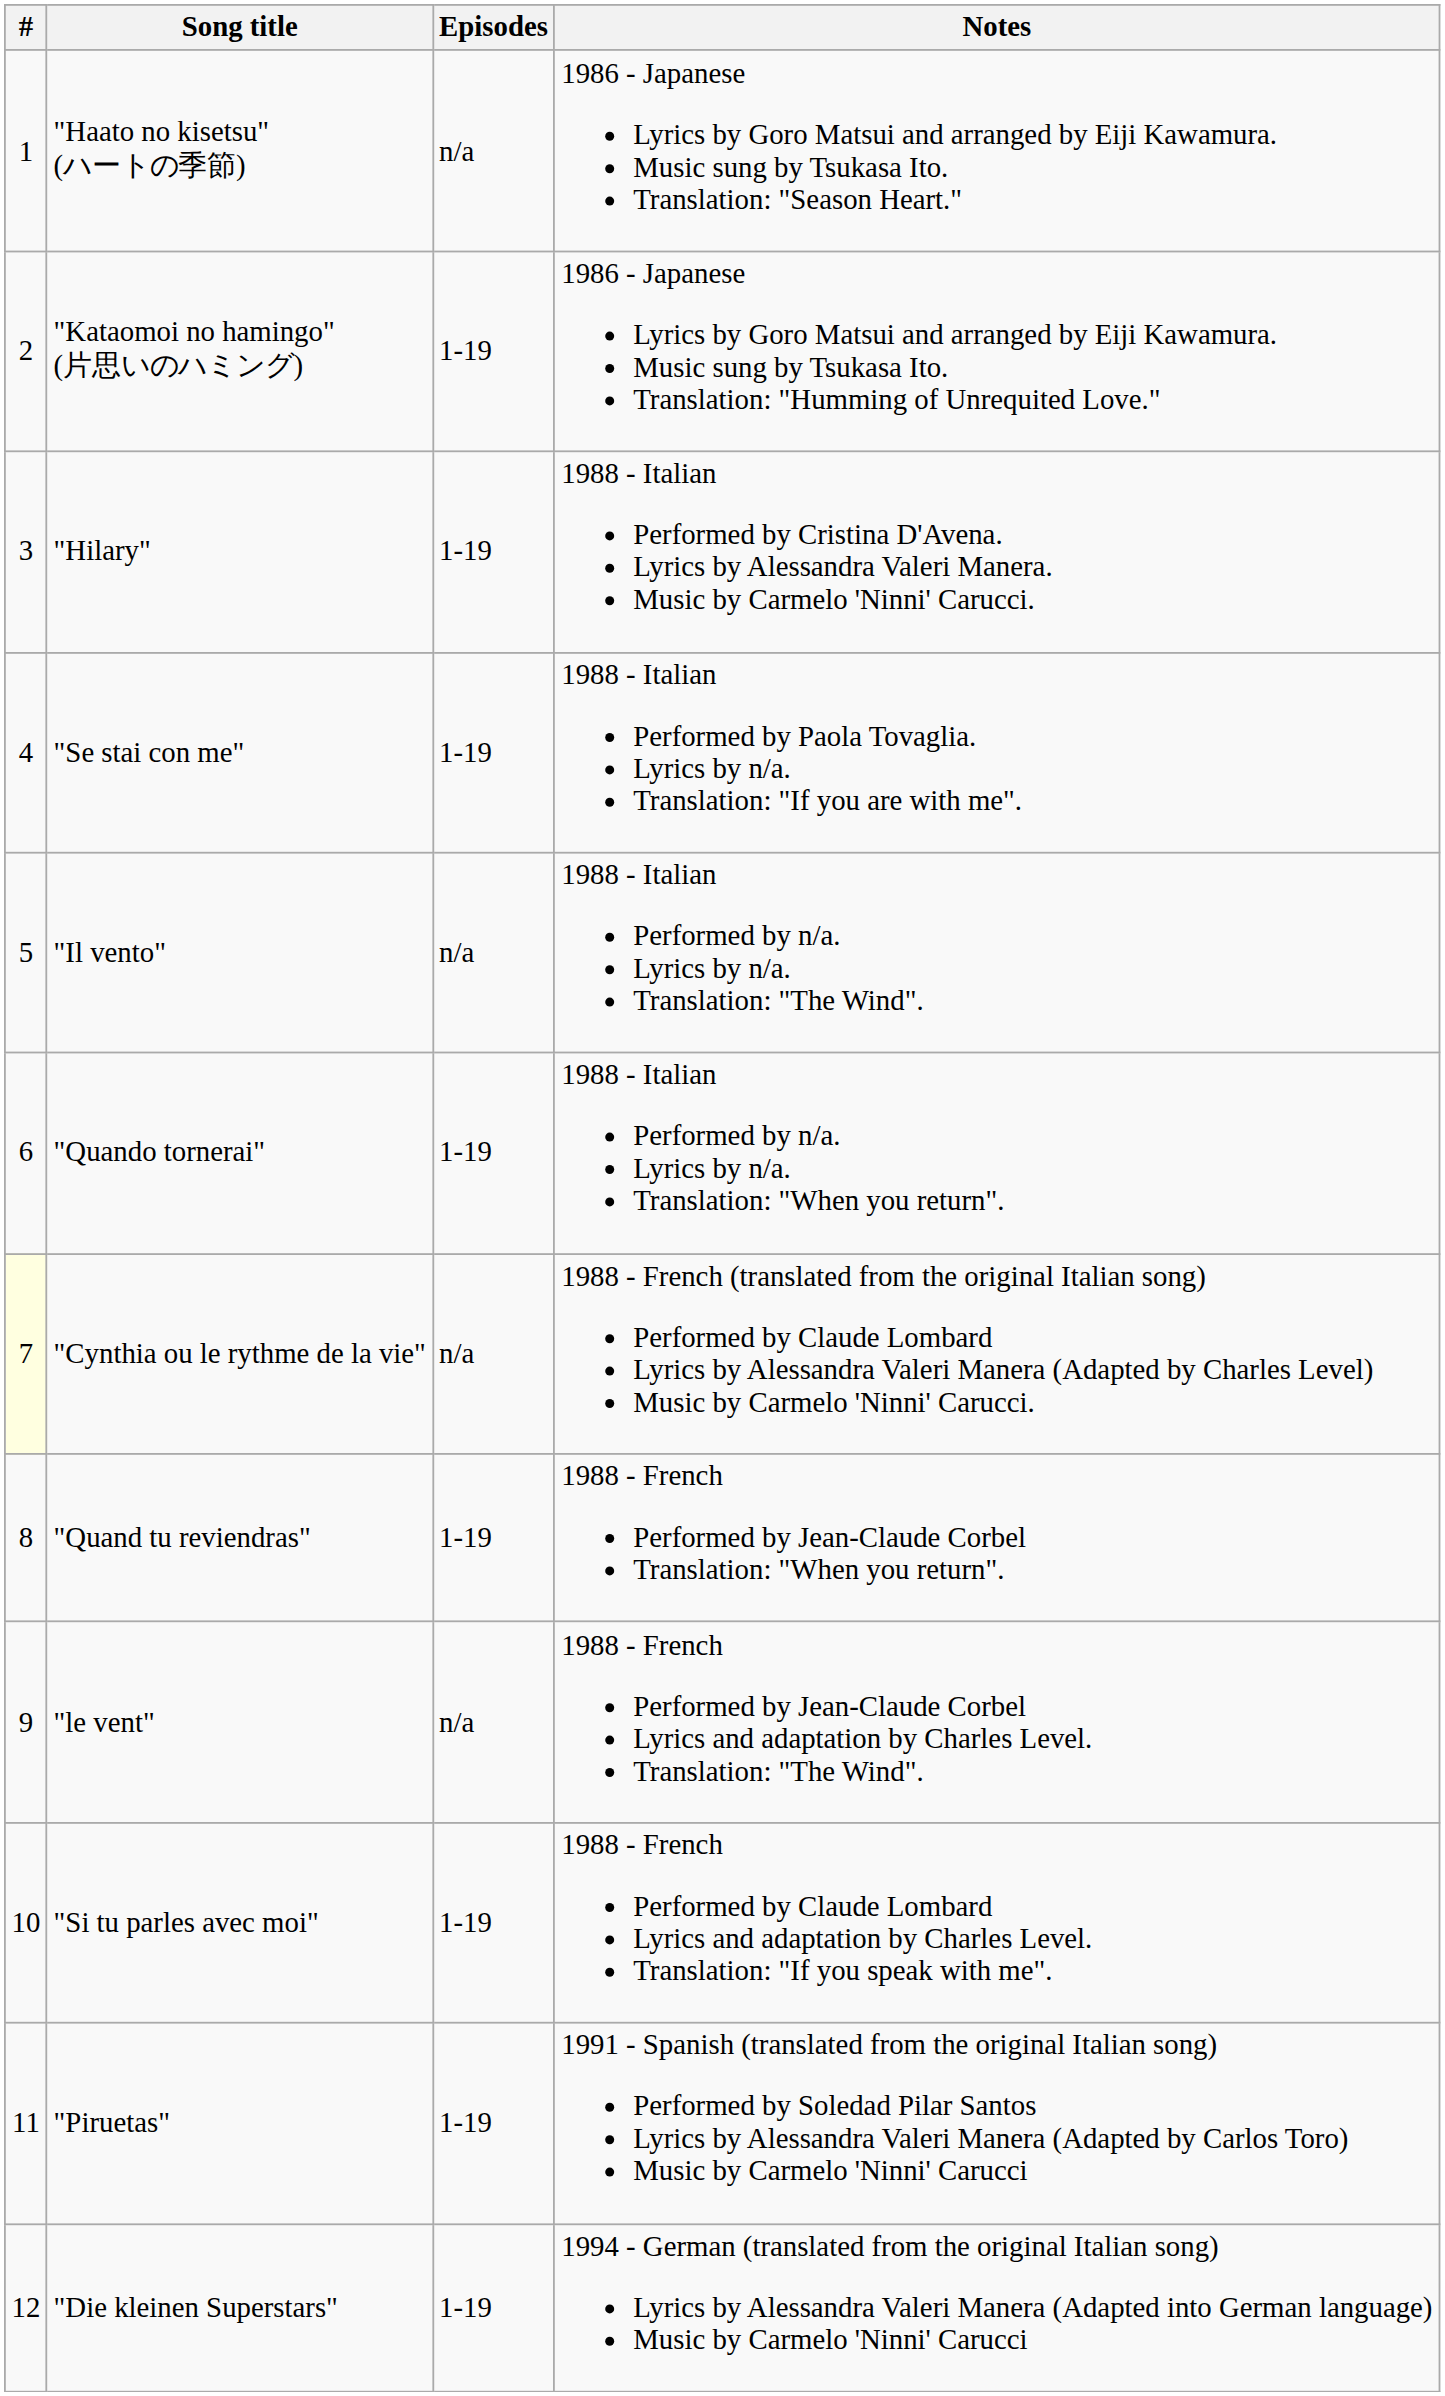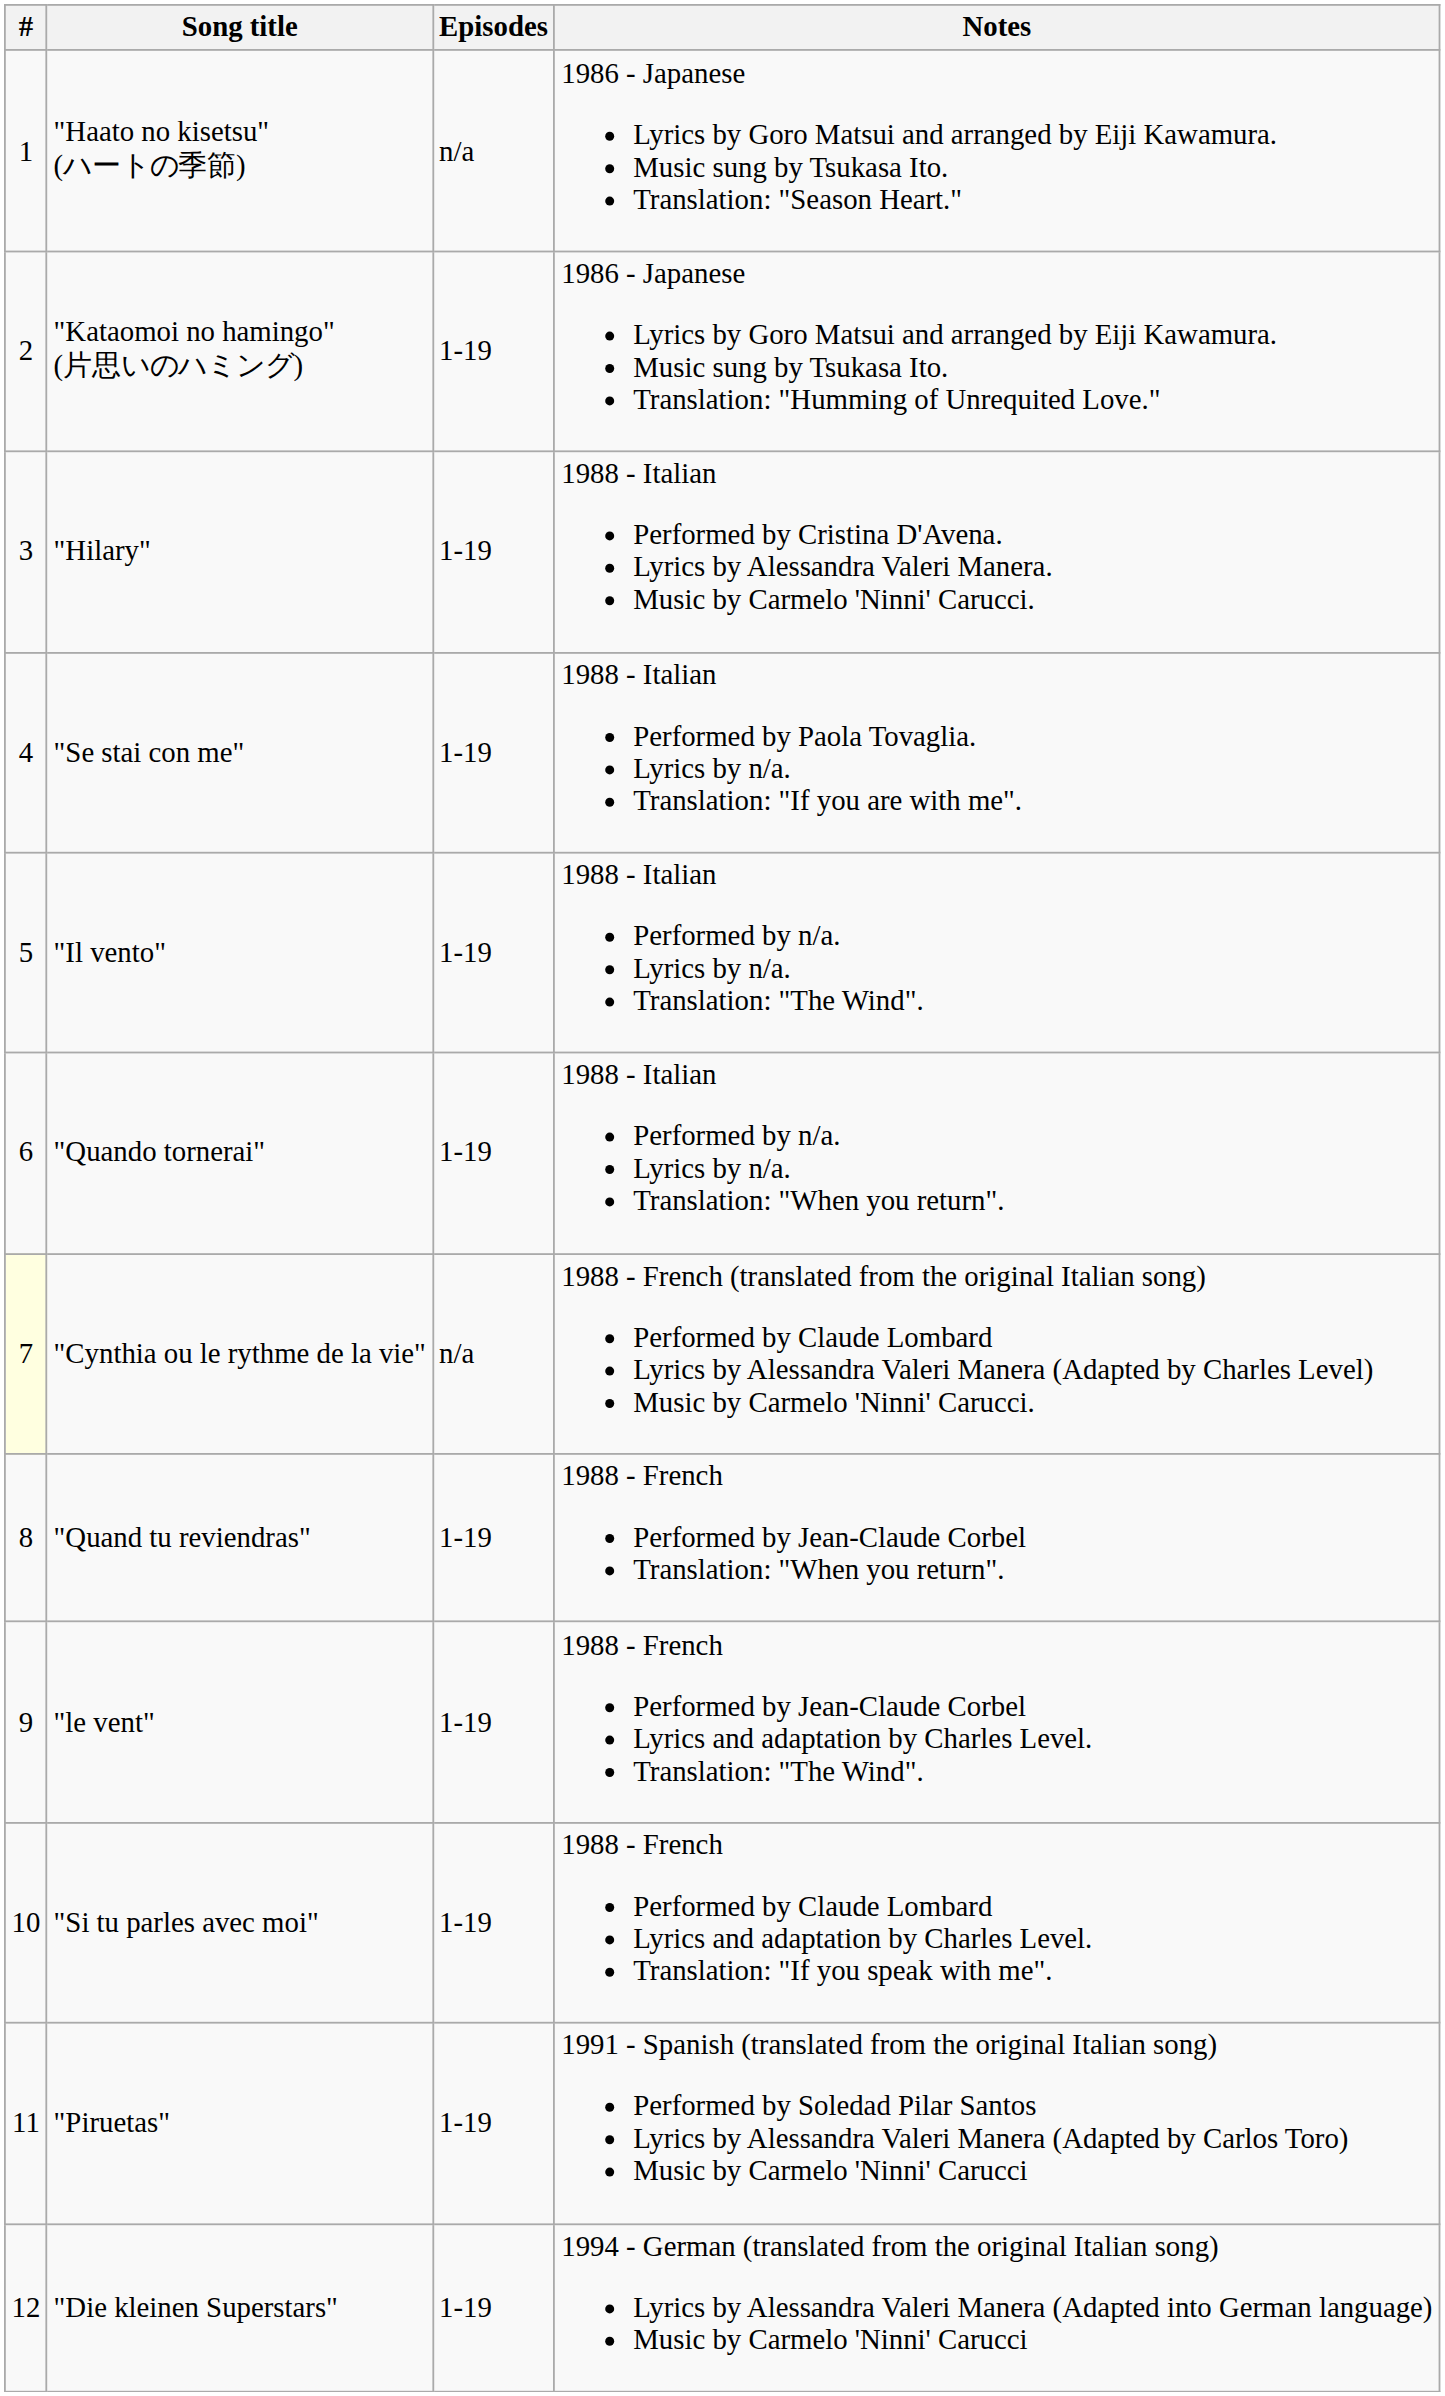(457, 952) n/a -> (466, 952) 1-19
(457, 1721) n/a -> (466, 1721) 1-19
